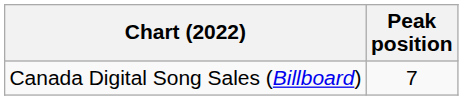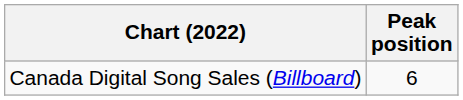(412, 77) 7 -> (412, 77) 6
